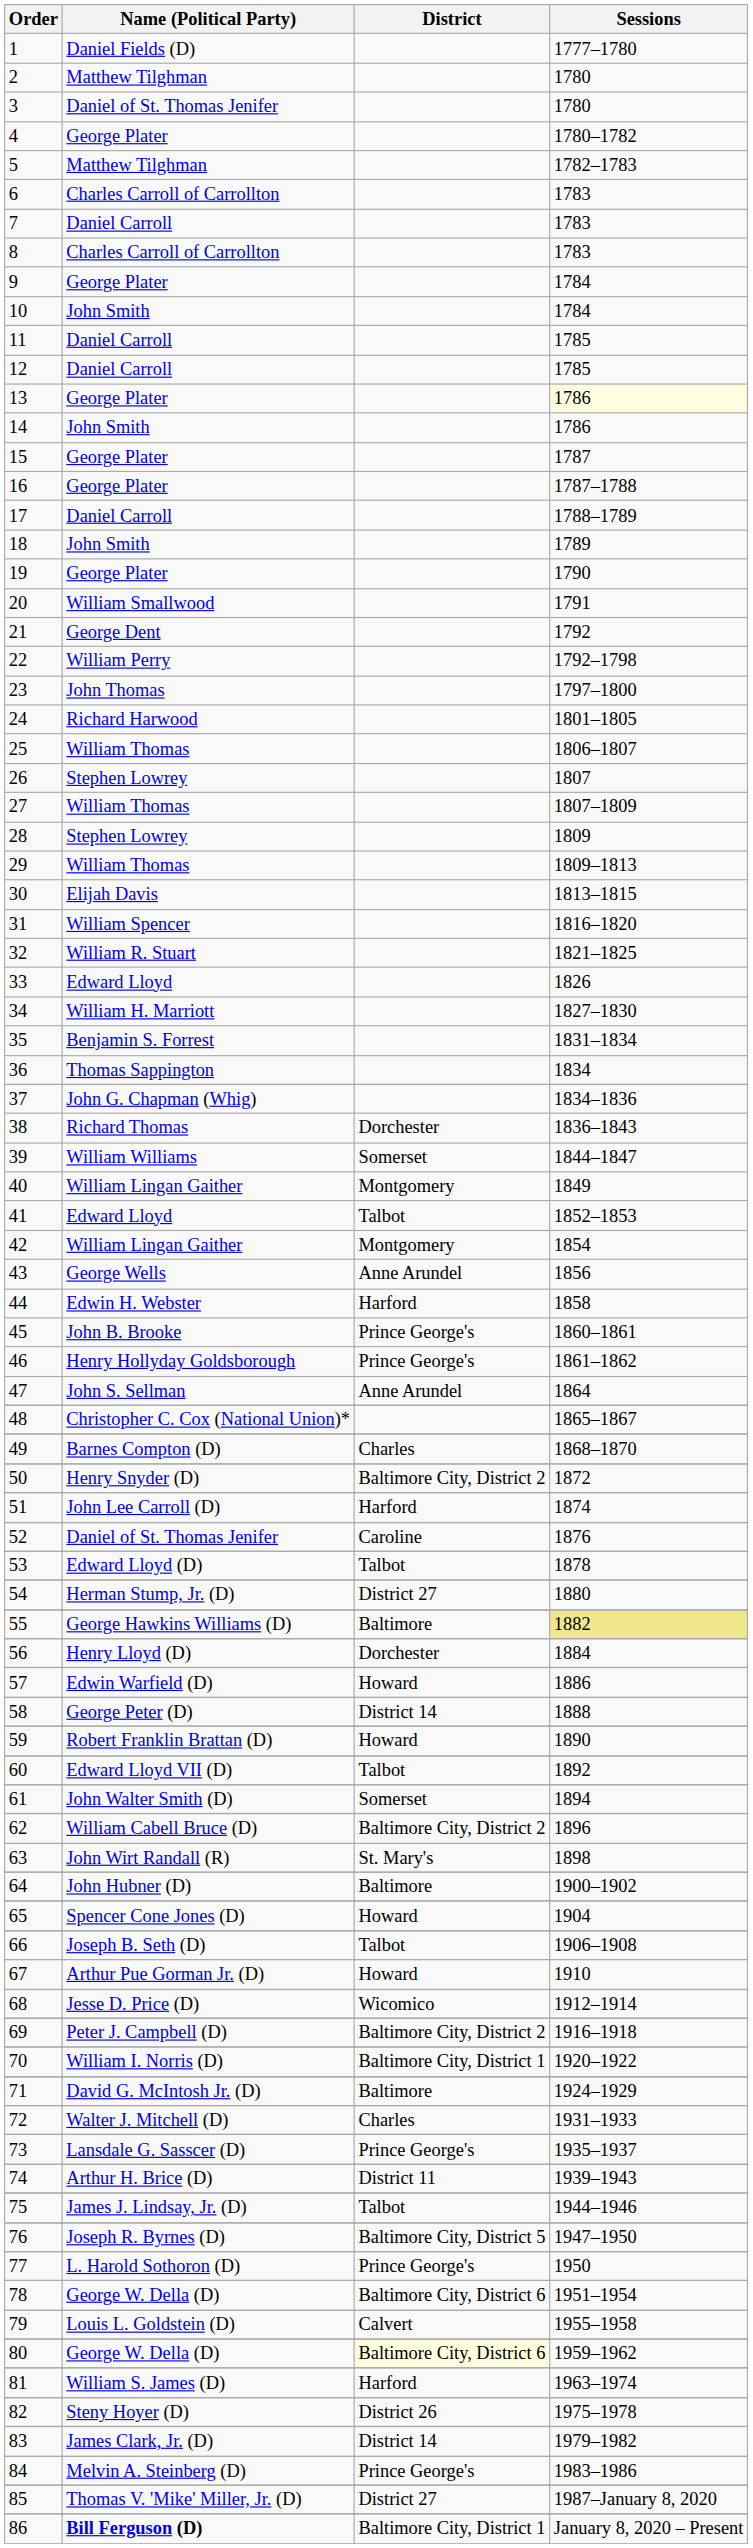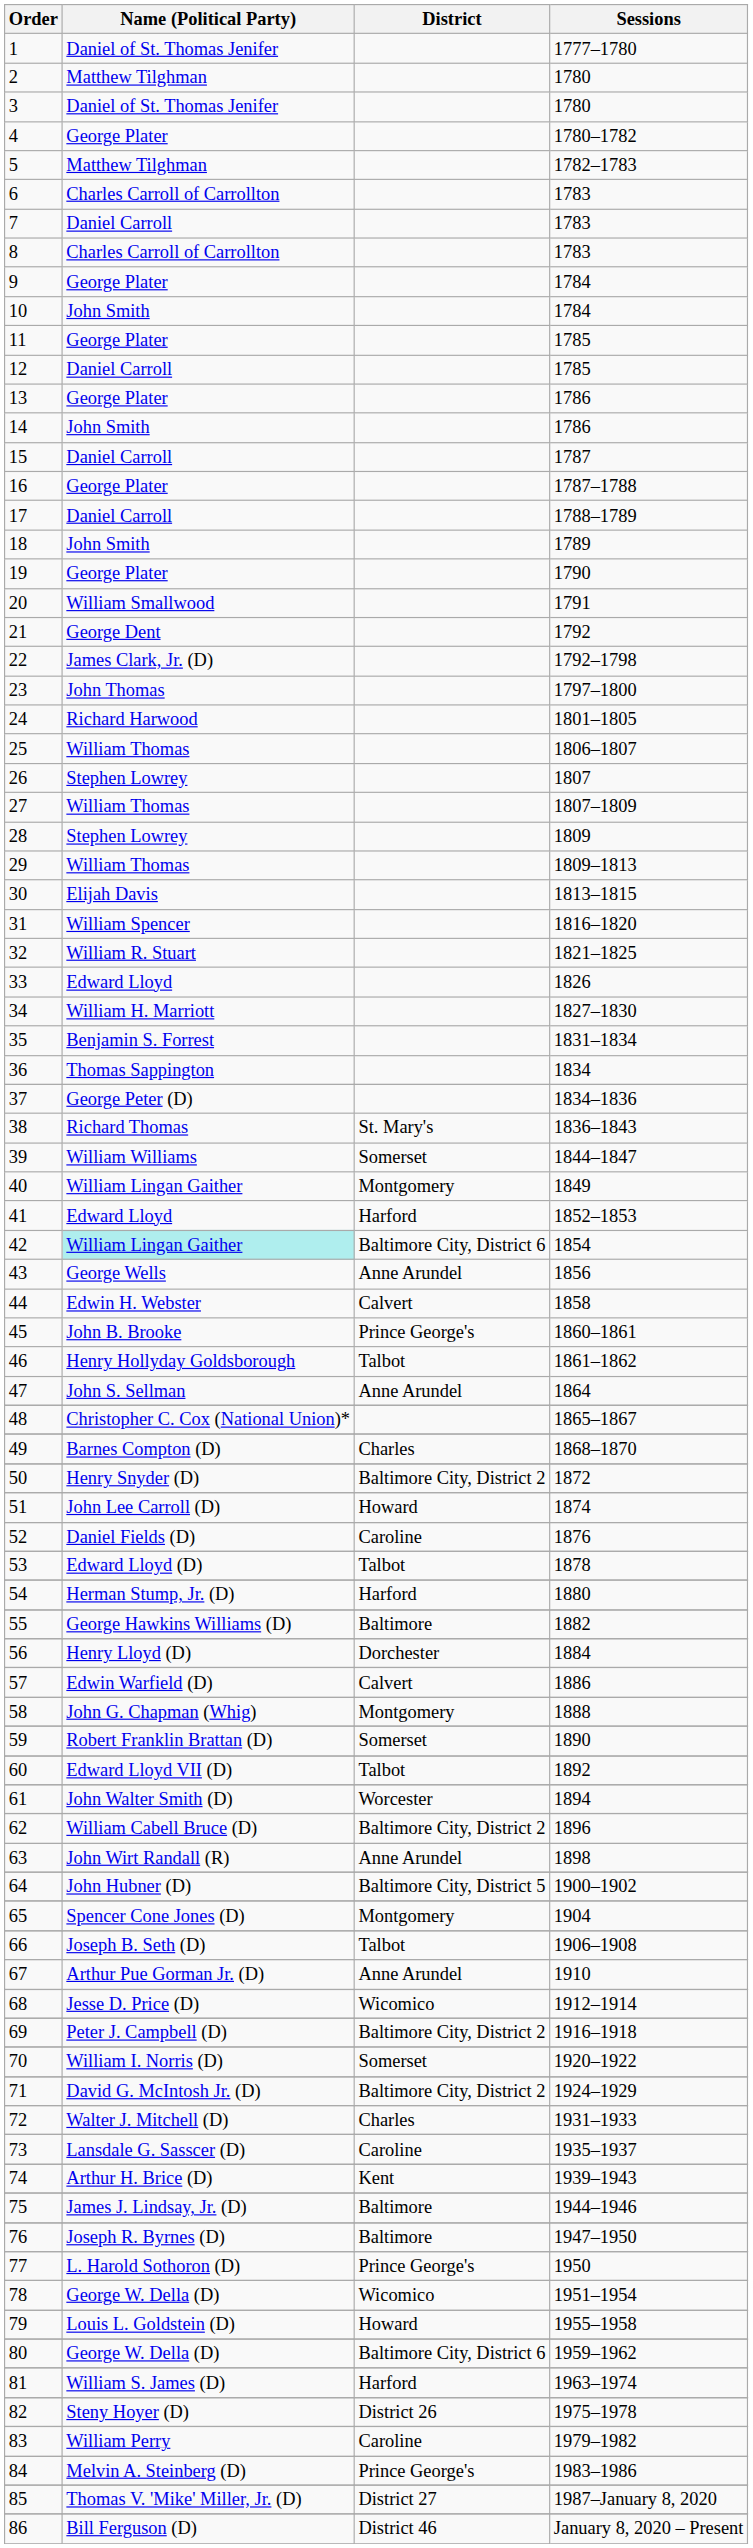(131, 48) Daniel Fields (D) -> (172, 48) Daniel of St. Thomas Jenifer
(119, 340) Daniel Carroll -> (117, 340) George Plater
(572, 398) lightyellow background -> (572, 398) no background
(117, 456) George Plater -> (119, 456) Daniel Carroll
(118, 661) William Perry -> (140, 661) James Clark, Jr. (D)
(161, 1098) John G. Chapman (Whig) -> (130, 1098) George Peter (D)
(399, 1127) Dorchester -> (396, 1127) St. Mary's
(382, 1215) Talbot -> (388, 1215) Harford
(154, 1244) no background -> (154, 1244) paleturquoise background
(407, 1244) Montgomery -> (452, 1244) Baltimore City, District 6
(388, 1303) Harford -> (386, 1303) Calvert
(416, 1361) Prince George's -> (382, 1361) Talbot
(388, 1507) Harford -> (388, 1507) Howard
(172, 1536) Daniel of St. Thomas Jenifer -> (131, 1536) Daniel Fields (D)
(398, 1594) District 27 -> (388, 1594) Harford
(572, 1624) khaki background -> (572, 1624) no background
(388, 1682) Howard -> (386, 1682) Calvert
(130, 1711) George Peter (D) -> (161, 1711) John G. Chapman (Whig)
(398, 1711) District 14 -> (407, 1711) Montgomery
(388, 1740) Howard -> (393, 1740) Somerset
(393, 1799) Somerset -> (396, 1799) Worcester
(396, 1857) St. Mary's -> (410, 1857) Anne Arundel
(395, 1886) Baltimore -> (452, 1886) Baltimore City, District 5
(388, 1915) Howard -> (407, 1915) Montgomery
(388, 1974) Howard -> (410, 1974) Anne Arundel
(452, 2061) Baltimore City, District 1 -> (393, 2061) Somerset
(395, 2090) Baltimore -> (452, 2090) Baltimore City, District 2
(416, 2149) Prince George's -> (390, 2149) Caroline
(397, 2178) District 11 -> (376, 2178) Kent
(382, 2207) Talbot -> (395, 2207) Baltimore
(452, 2236) Baltimore City, District 5 -> (395, 2236) Baltimore
(452, 2295) Baltimore City, District 6 -> (396, 2295) Wicomico
(386, 2324) Calvert -> (388, 2324) Howard
(452, 2353) lightyellow background -> (452, 2353) no background
(140, 2441) James Clark, Jr. (D) -> (118, 2441) William Perry
(398, 2441) District 14 -> (390, 2441) Caroline
(134, 2528) bold -> (132, 2528) normal
(452, 2528) Baltimore City, District 1 -> (398, 2528) District 46
